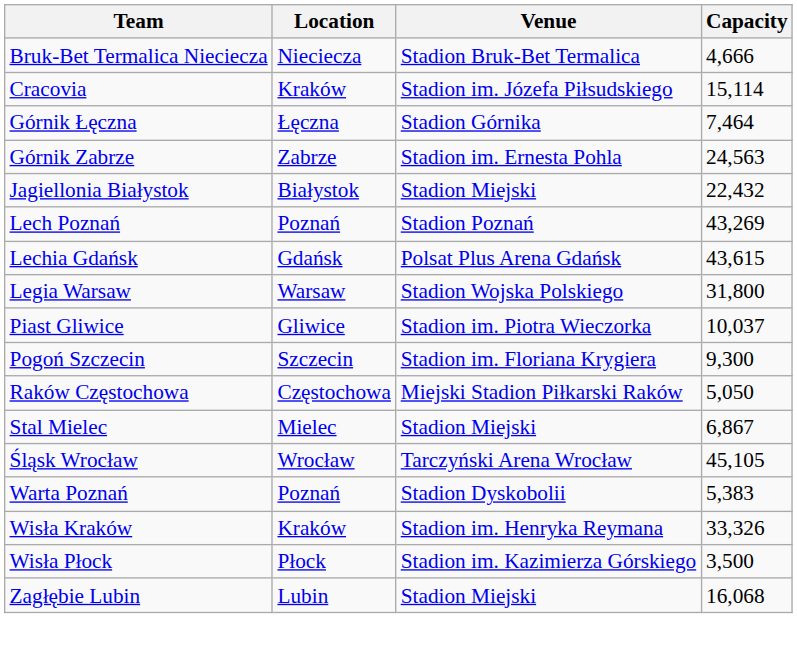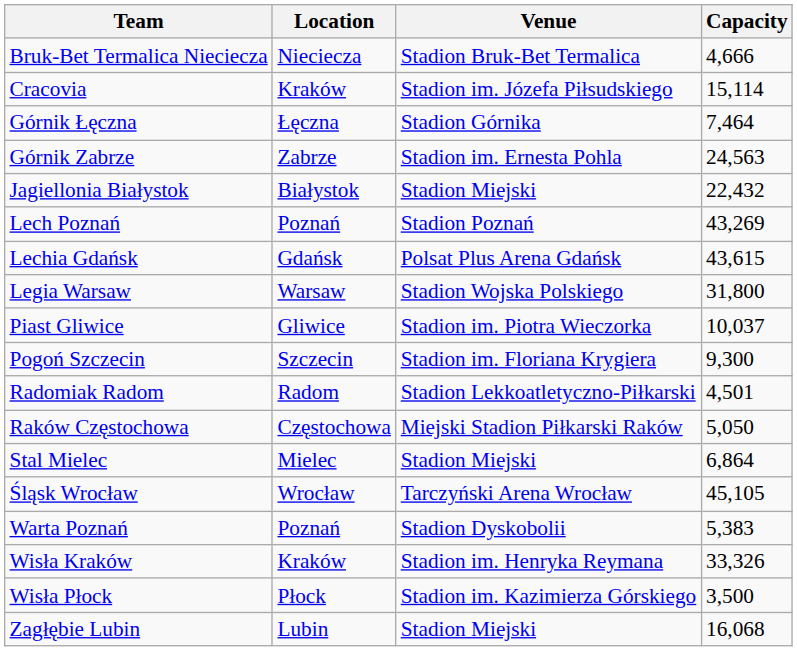+ row: (87, 392)
(730, 426) 6,867 -> (730, 460) 6,864
